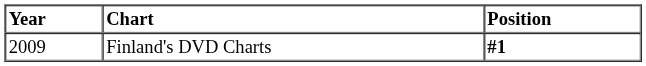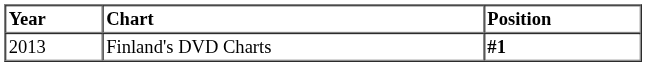(27, 46) 2009 -> (27, 46) 2013
